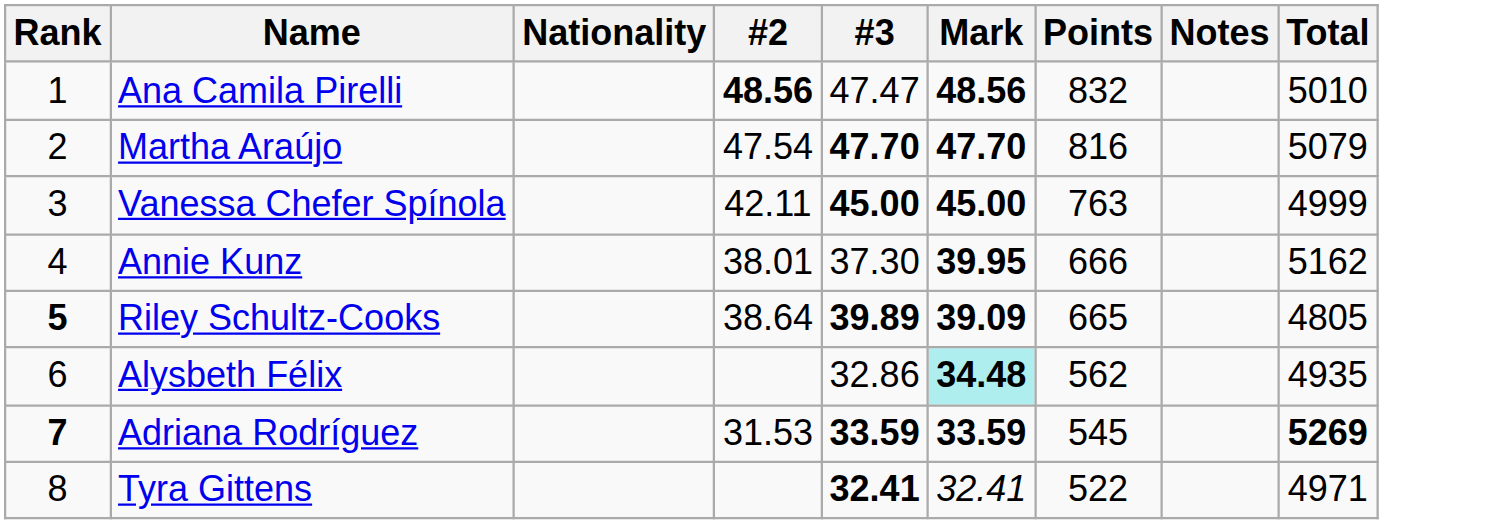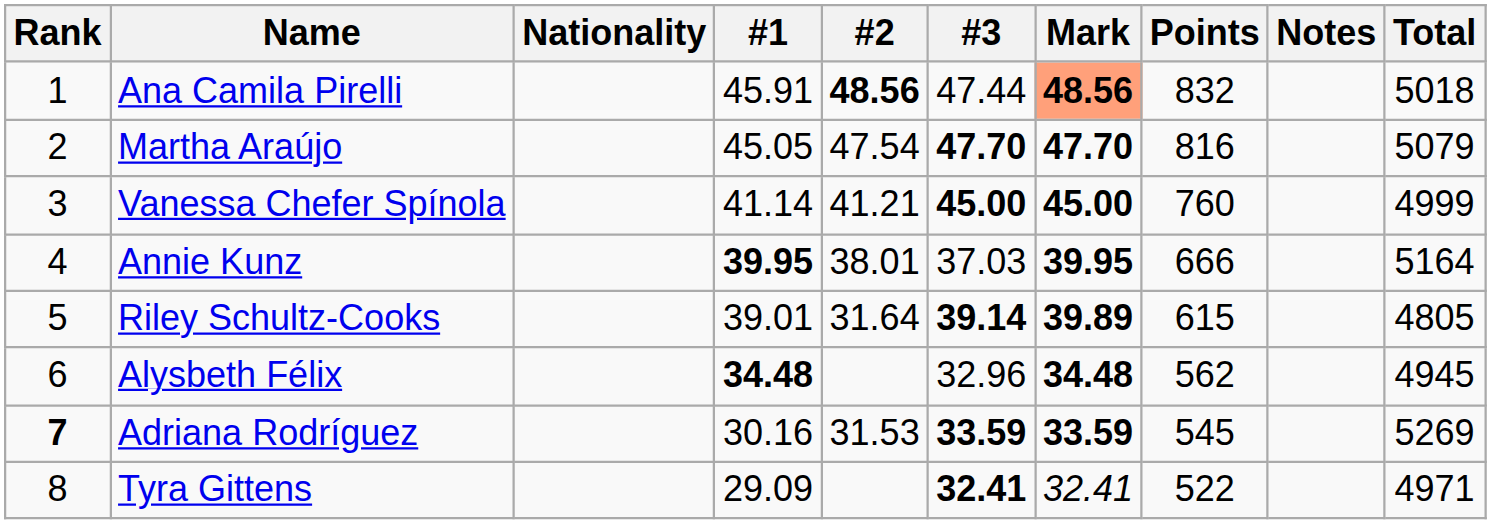+ column: (768, 33)
(875, 90) 47.47 -> (981, 90) 47.44
(981, 90) no background -> (1088, 90) lightsalmon background
(1328, 90) 5010 -> (1435, 90) 5018
(768, 204) 42.11 -> (875, 204) 41.21
(1098, 204) 763 -> (1205, 204) 760
(875, 261) 37.30 -> (981, 261) 37.03
(1328, 261) 5162 -> (1435, 261) 5164
(57, 318) bold -> (57, 318) normal
(768, 318) 38.64 -> (875, 318) 31.64
(875, 318) 39.89 -> (981, 318) 39.14
(981, 318) 39.09 -> (1088, 318) 39.89
(1098, 318) 665 -> (1205, 318) 615
(875, 375) 32.86 -> (981, 375) 32.96
(981, 375) paleturquoise background -> (1088, 375) no background
(1328, 375) 4935 -> (1435, 375) 4945
(1328, 432) bold -> (1435, 432) normal
